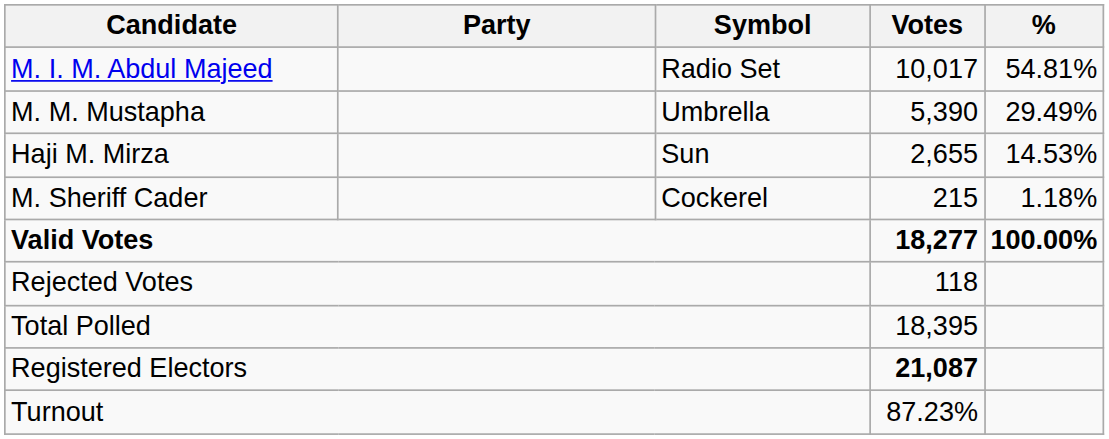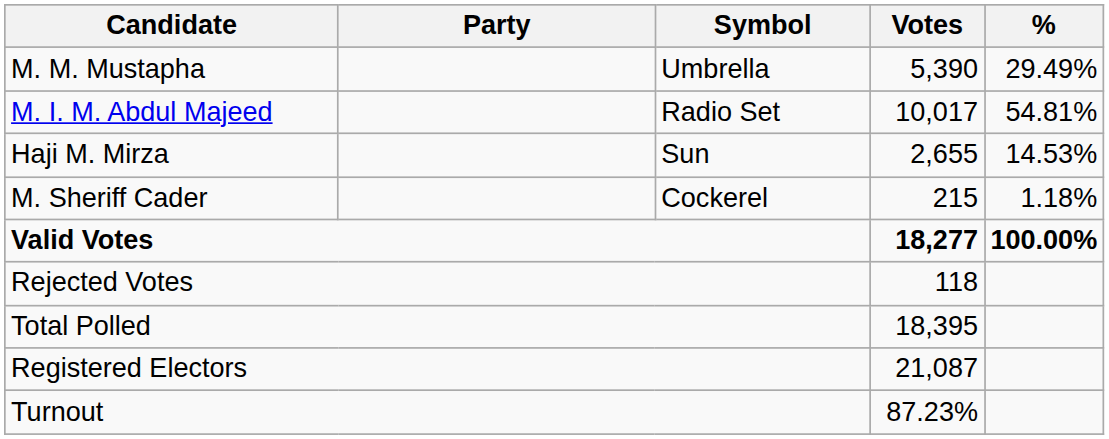rows swapped: (142, 68) <-> (108, 111)
(937, 369) bold -> (937, 369) normal
